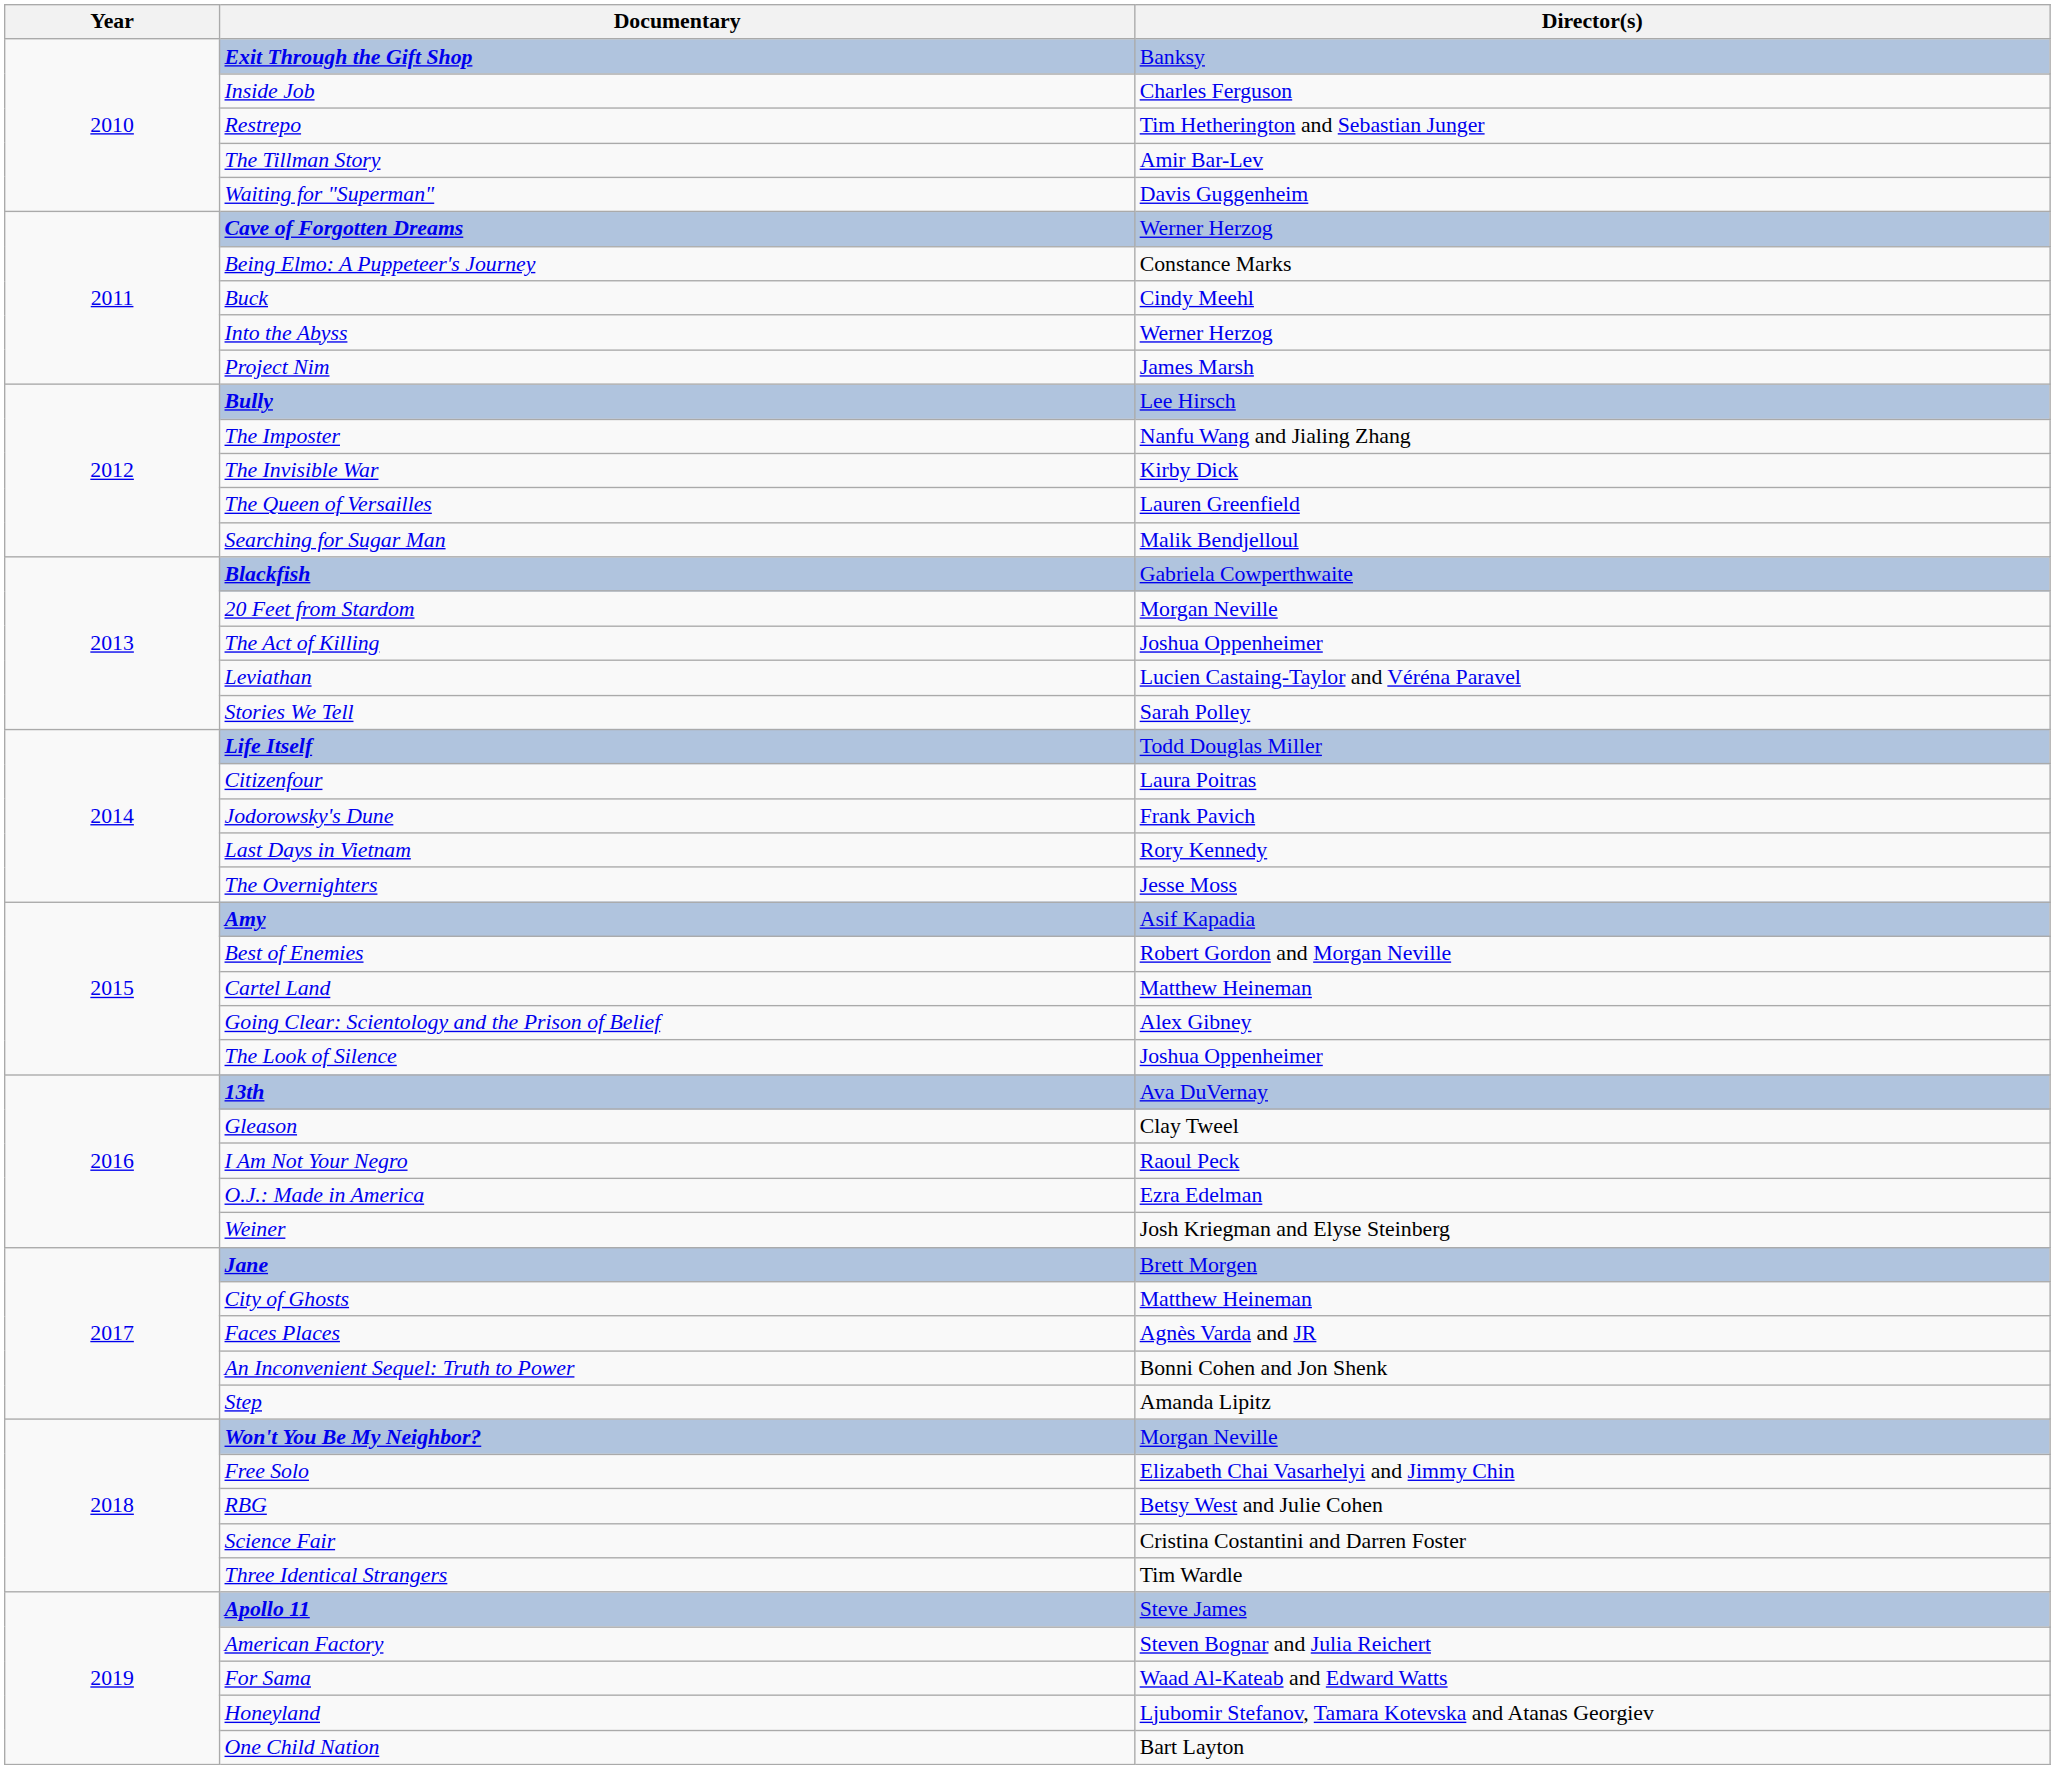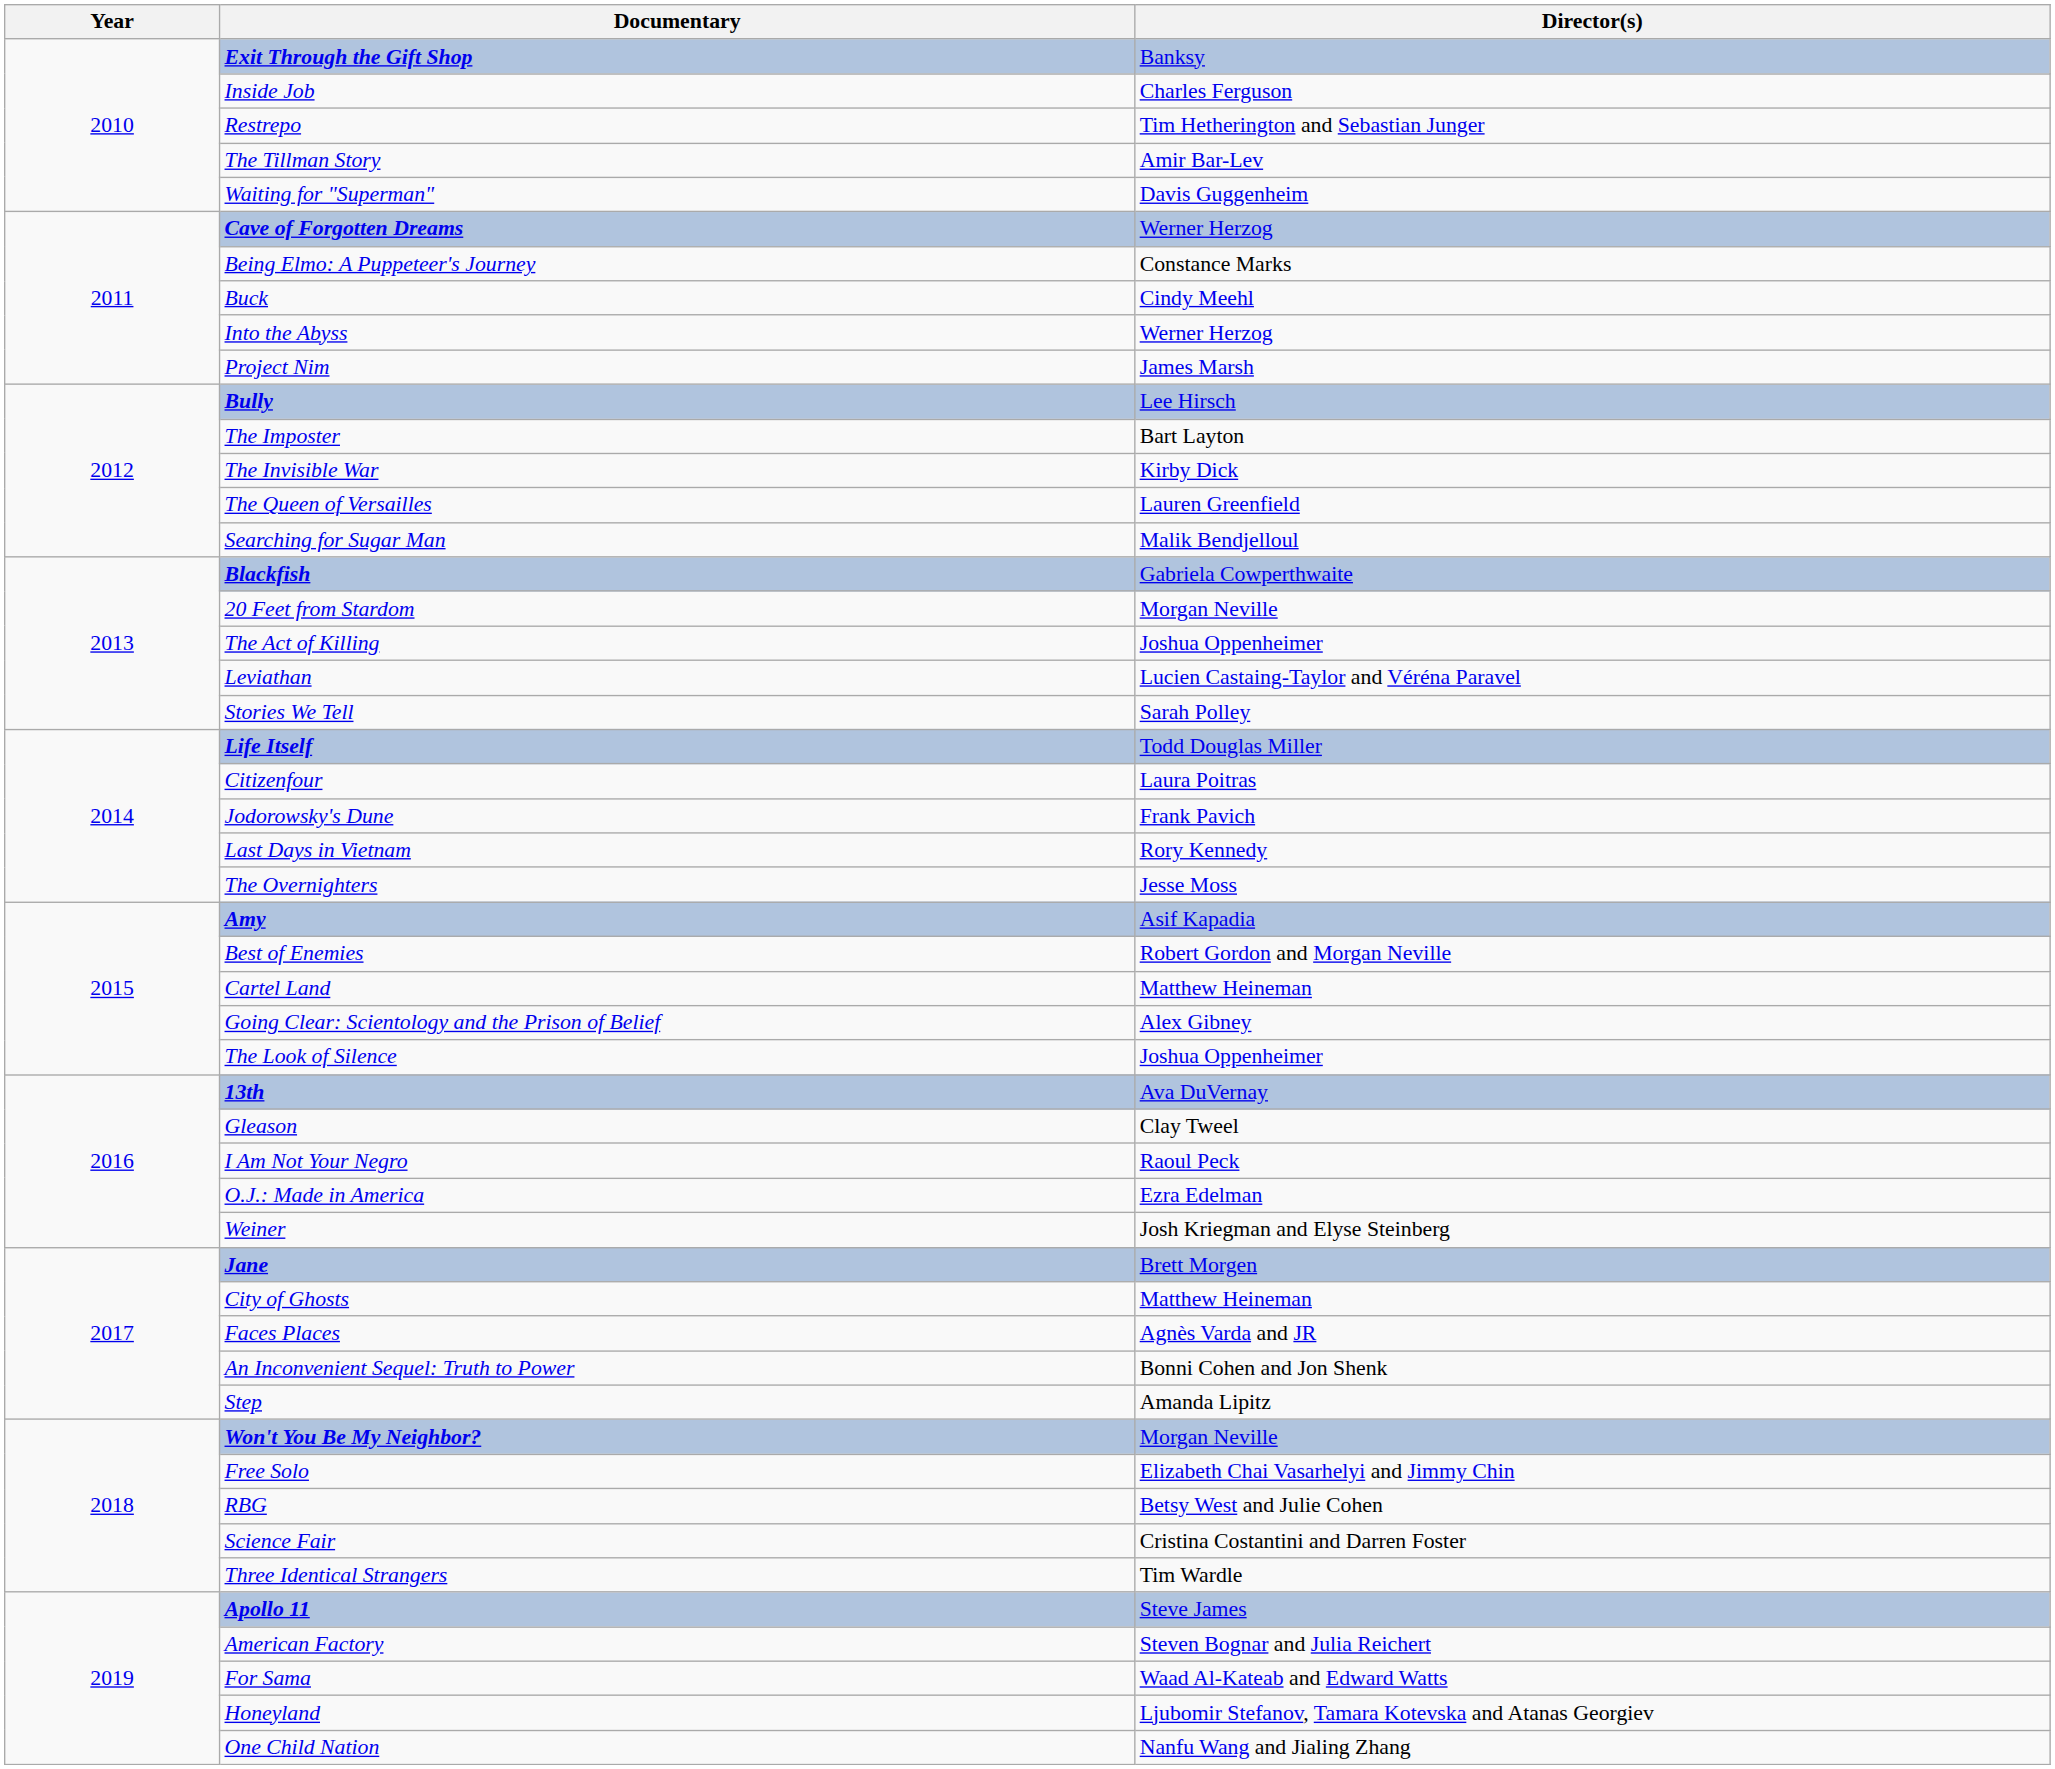(1275, 435) Nanfu Wang and Jialing Zhang -> (1192, 435) Bart Layton
(1192, 1747) Bart Layton -> (1275, 1747) Nanfu Wang and Jialing Zhang
